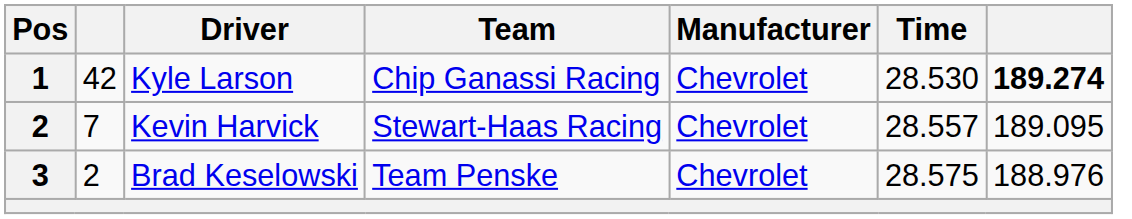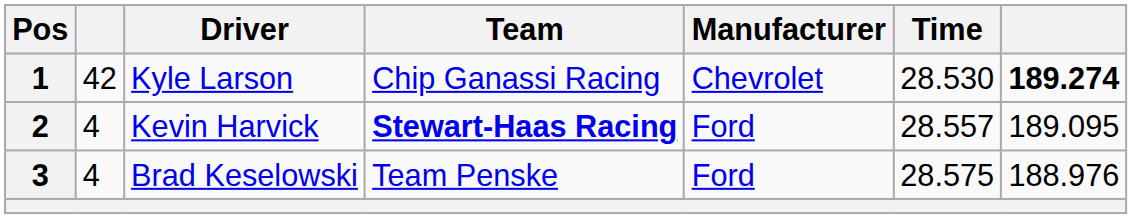(91, 127) 7 -> (91, 127) 4
(517, 127) normal -> (525, 127) bold
(742, 127) Chevrolet -> (723, 127) Ford
(91, 175) 2 -> (91, 175) 4
(742, 175) Chevrolet -> (723, 175) Ford
